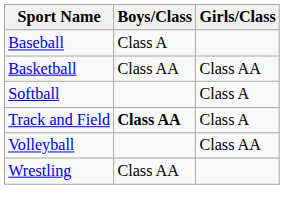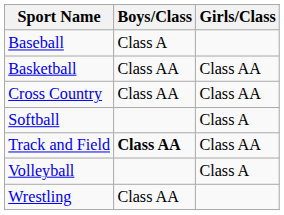+ row: (55, 94)
(224, 119) Class A -> (230, 145) Class AA
(230, 145) Class AA -> (224, 171) Class A
